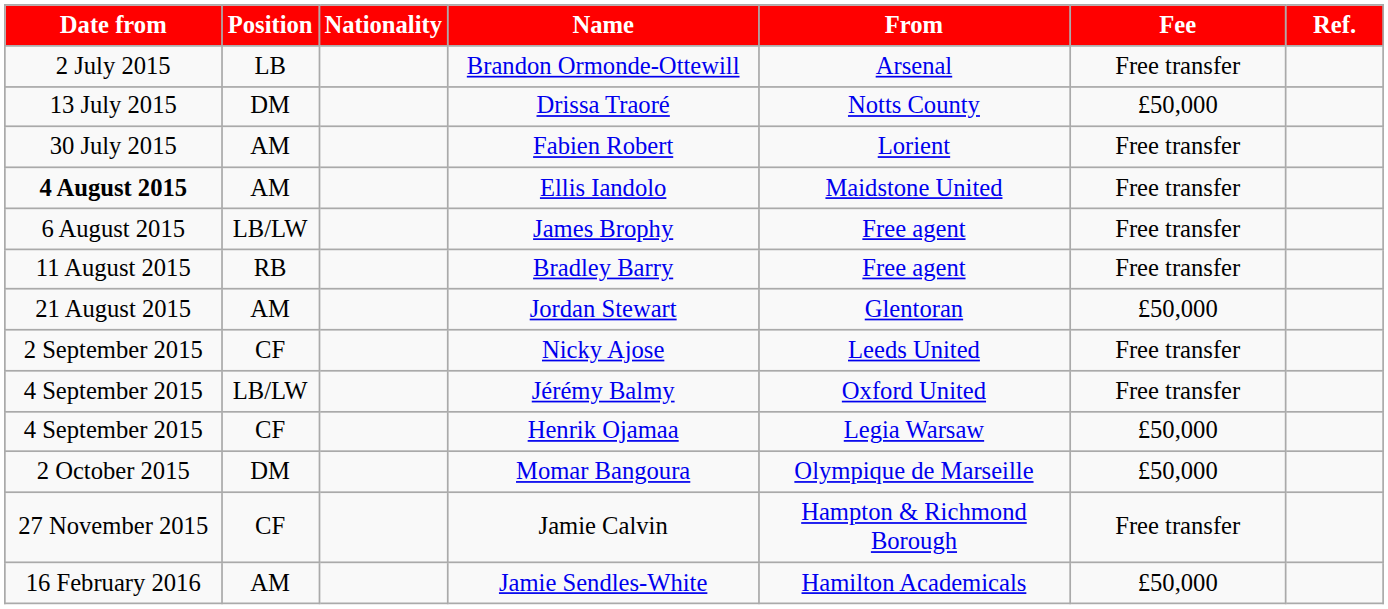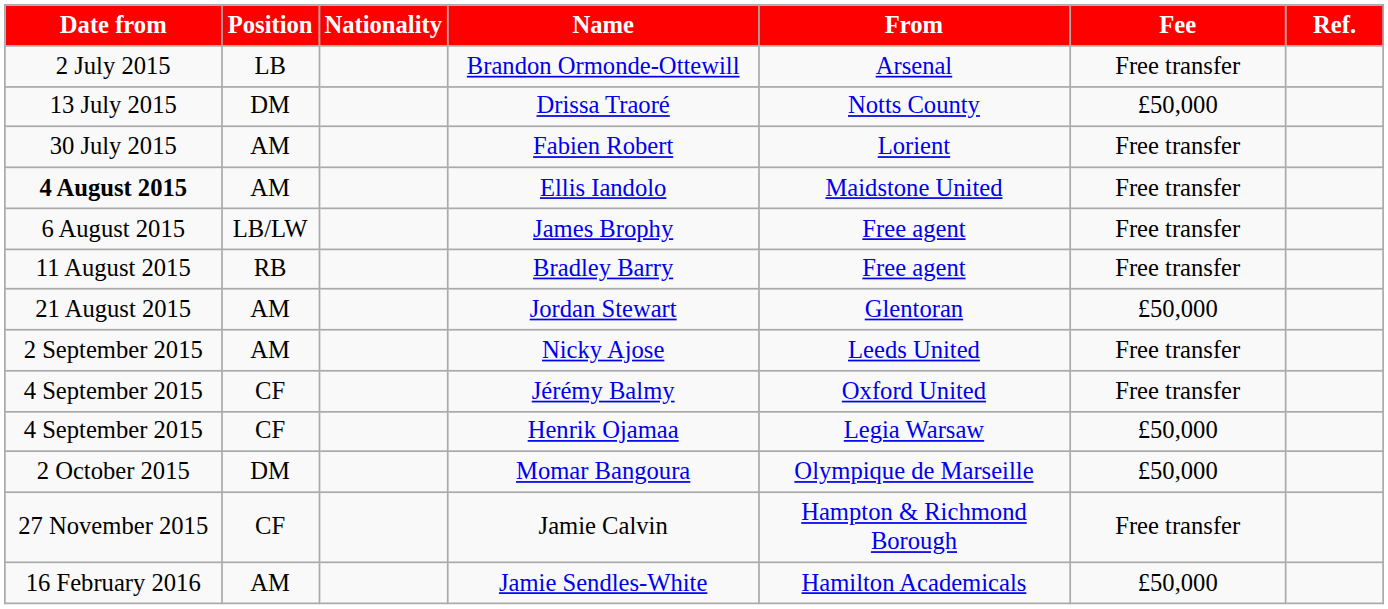(270, 350) CF -> (270, 350) AM
(270, 390) LB/LW -> (270, 390) CF
